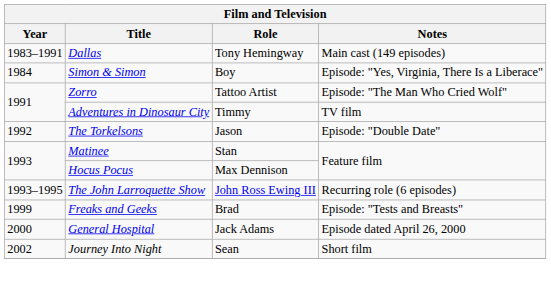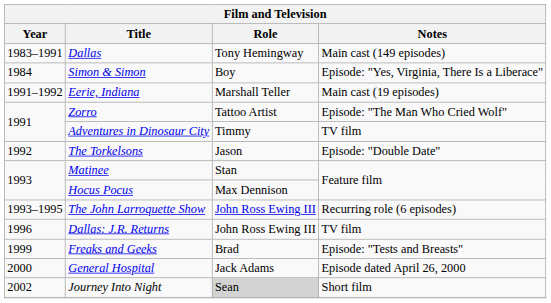+ row: (104, 92)
+ row: (119, 229)
(227, 248) no background -> (227, 287) lightgrey background
